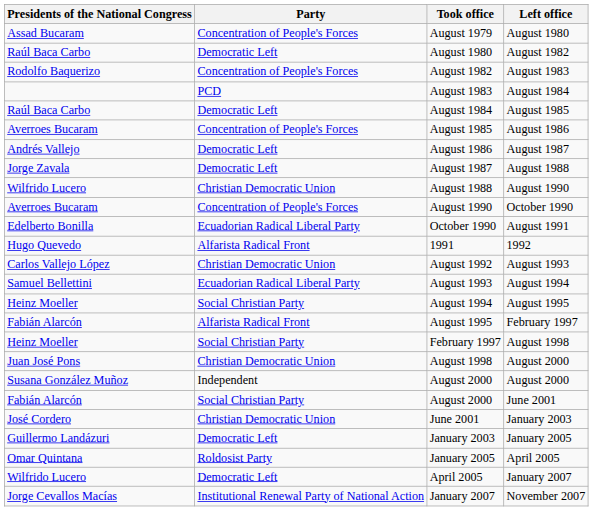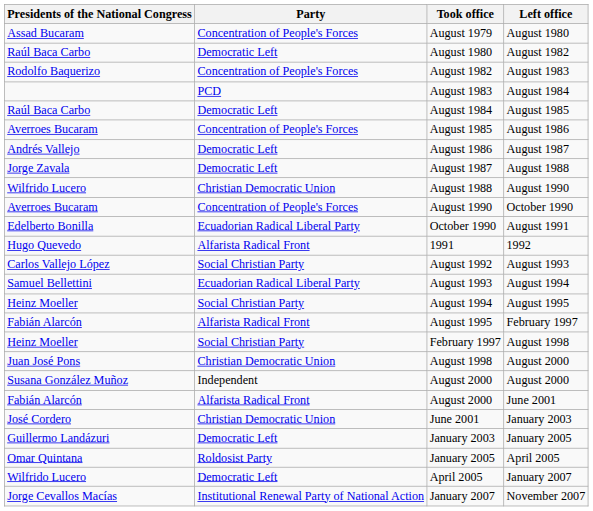(266, 264) Christian Democratic Union -> (251, 264) Social Christian Party
(251, 399) Social Christian Party -> (253, 399) Alfarista Radical Front
